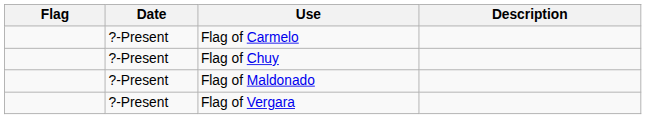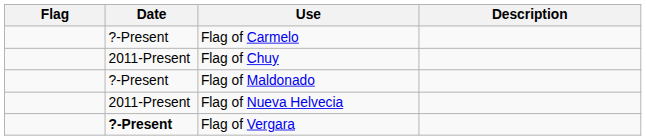(138, 59) ?-Present -> (149, 59) 2011-Present
+ row: (272, 102)
(138, 102) normal -> (140, 124) bold
